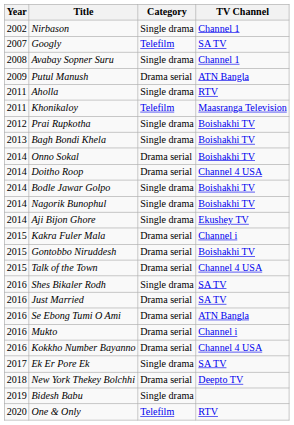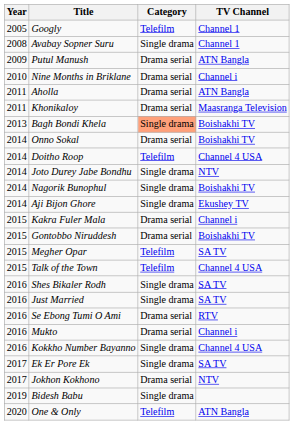- row: (50, 28)
(17, 44) 2007 -> (17, 28) 2005
(212, 44) SA TV -> (219, 28) Channel 1
+ row: (81, 76)
(167, 92) Single drama -> (166, 92) Drama serial
(208, 92) RTV -> (224, 92) ATN Bangla
(157, 108) Telefilm -> (166, 108) Drama serial
- row: (61, 124)
(167, 140) no background -> (167, 124) lightsalmon background
(166, 172) Drama serial -> (157, 156) Telefilm
- row: (71, 188)
+ row: (82, 172)
+ row: (59, 252)
(166, 268) Drama serial -> (157, 268) Telefilm
(166, 300) Drama serial -> (167, 300) Single drama
(224, 316) ATN Bangla -> (208, 316) RTV
(166, 348) Drama serial -> (167, 348) Single drama
+ row: (65, 380)
- row: (83, 380)
(208, 412) RTV -> (224, 412) ATN Bangla
